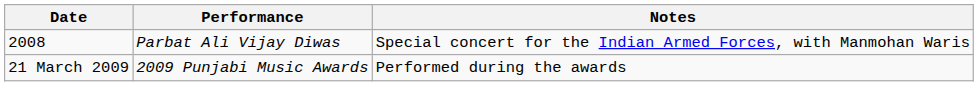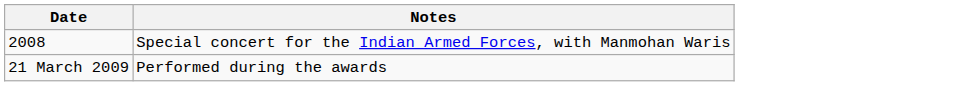- column: (252, 17)
